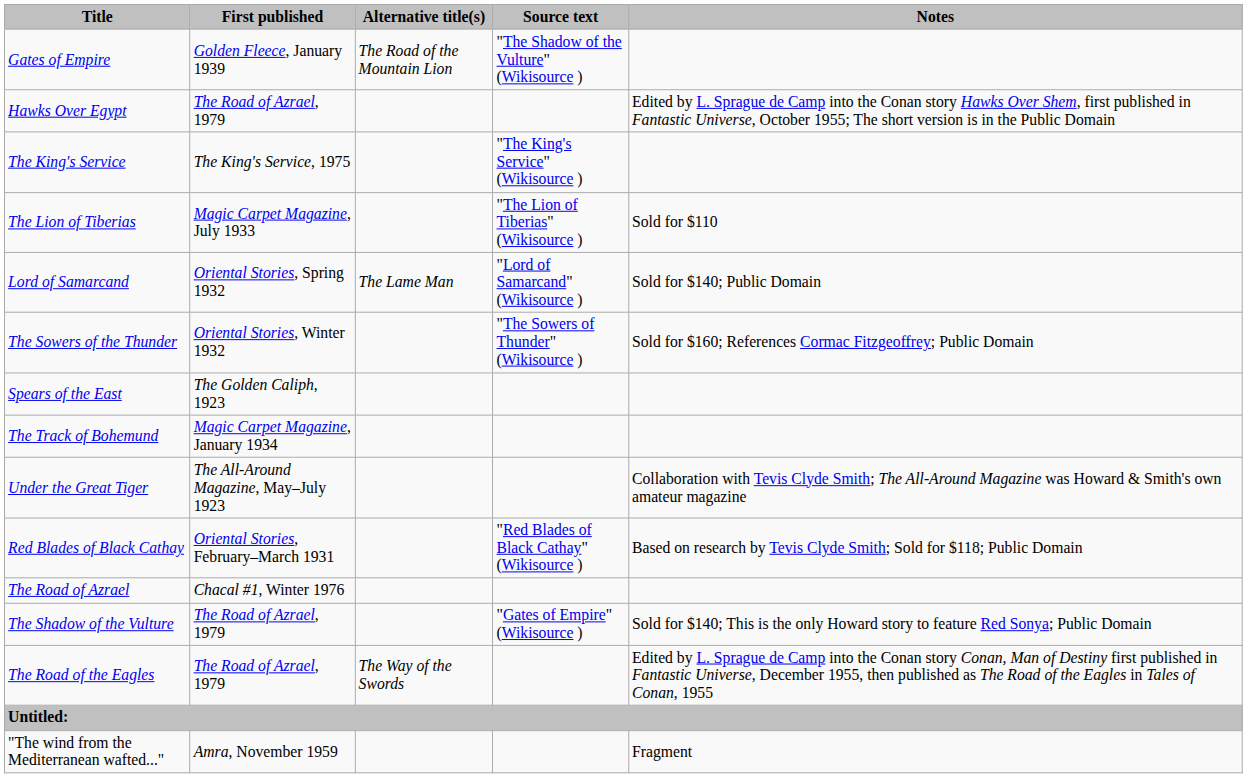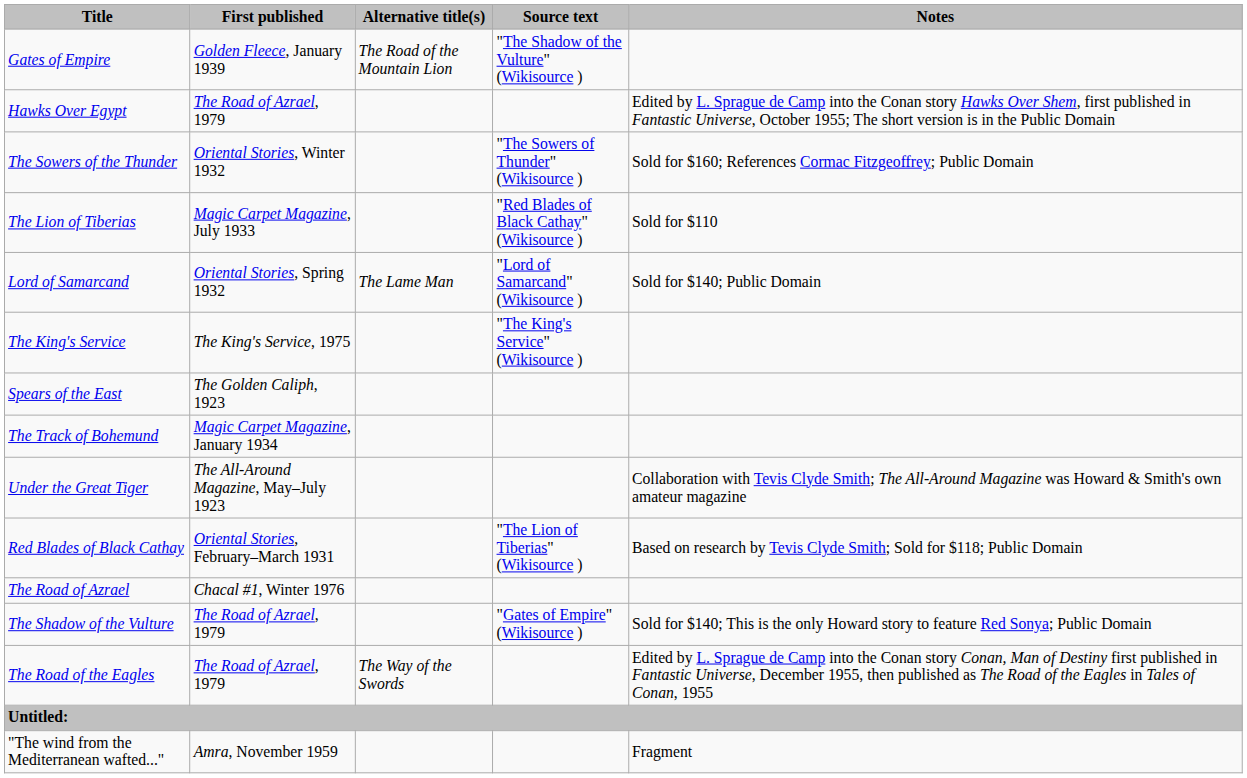rows swapped: (67, 162) <-> (93, 342)
(540, 222) "The Lion of Tiberias" (Wikisource ) -> (544, 222) "Red Blades of Black Cathay" (Wikisource )
(544, 547) "Red Blades of Black Cathay" (Wikisource ) -> (540, 547) "The Lion of Tiberias" (Wikisource )
